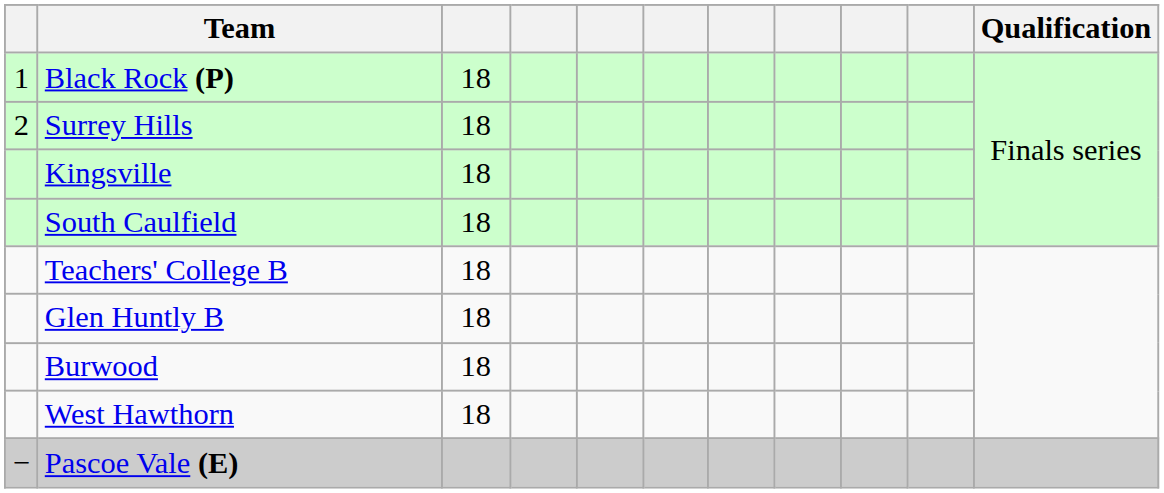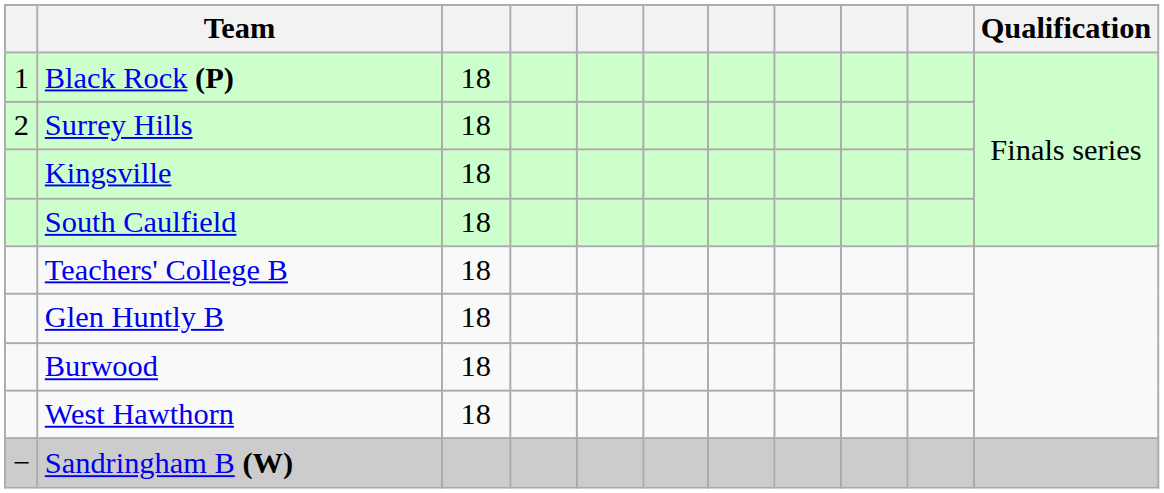- row: (142, 462)
+ row: (169, 462)
